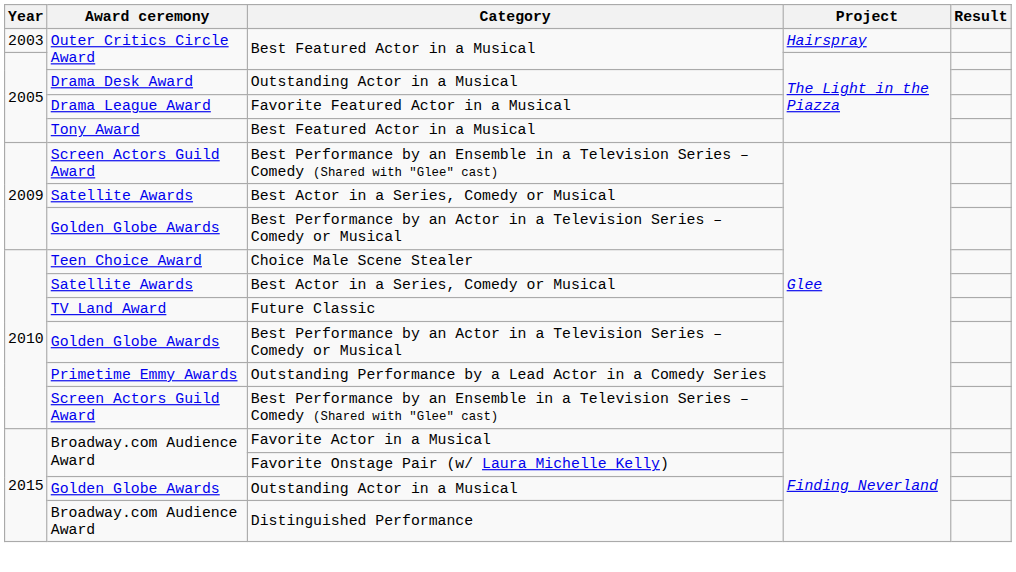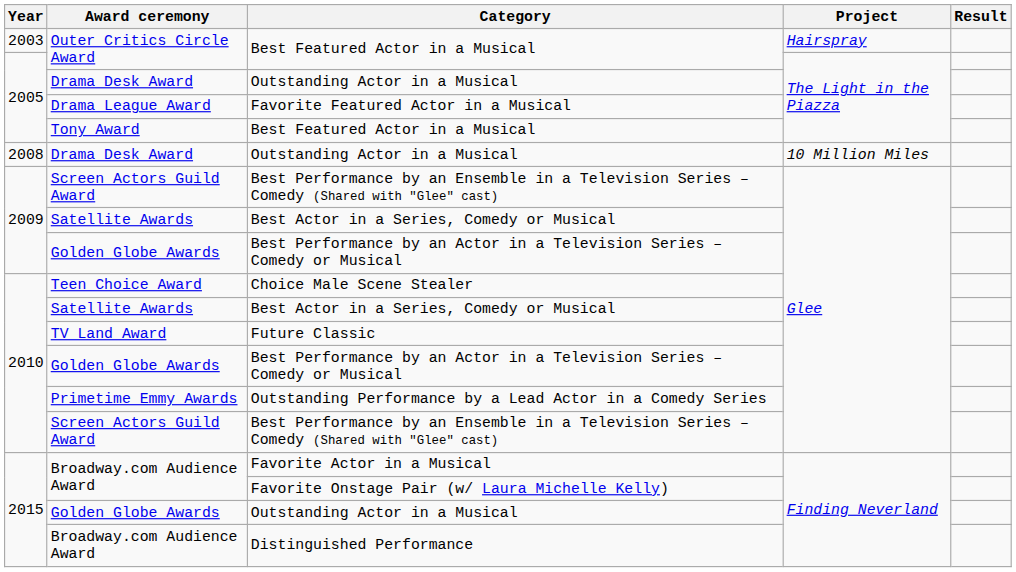+ row: (26, 155)
